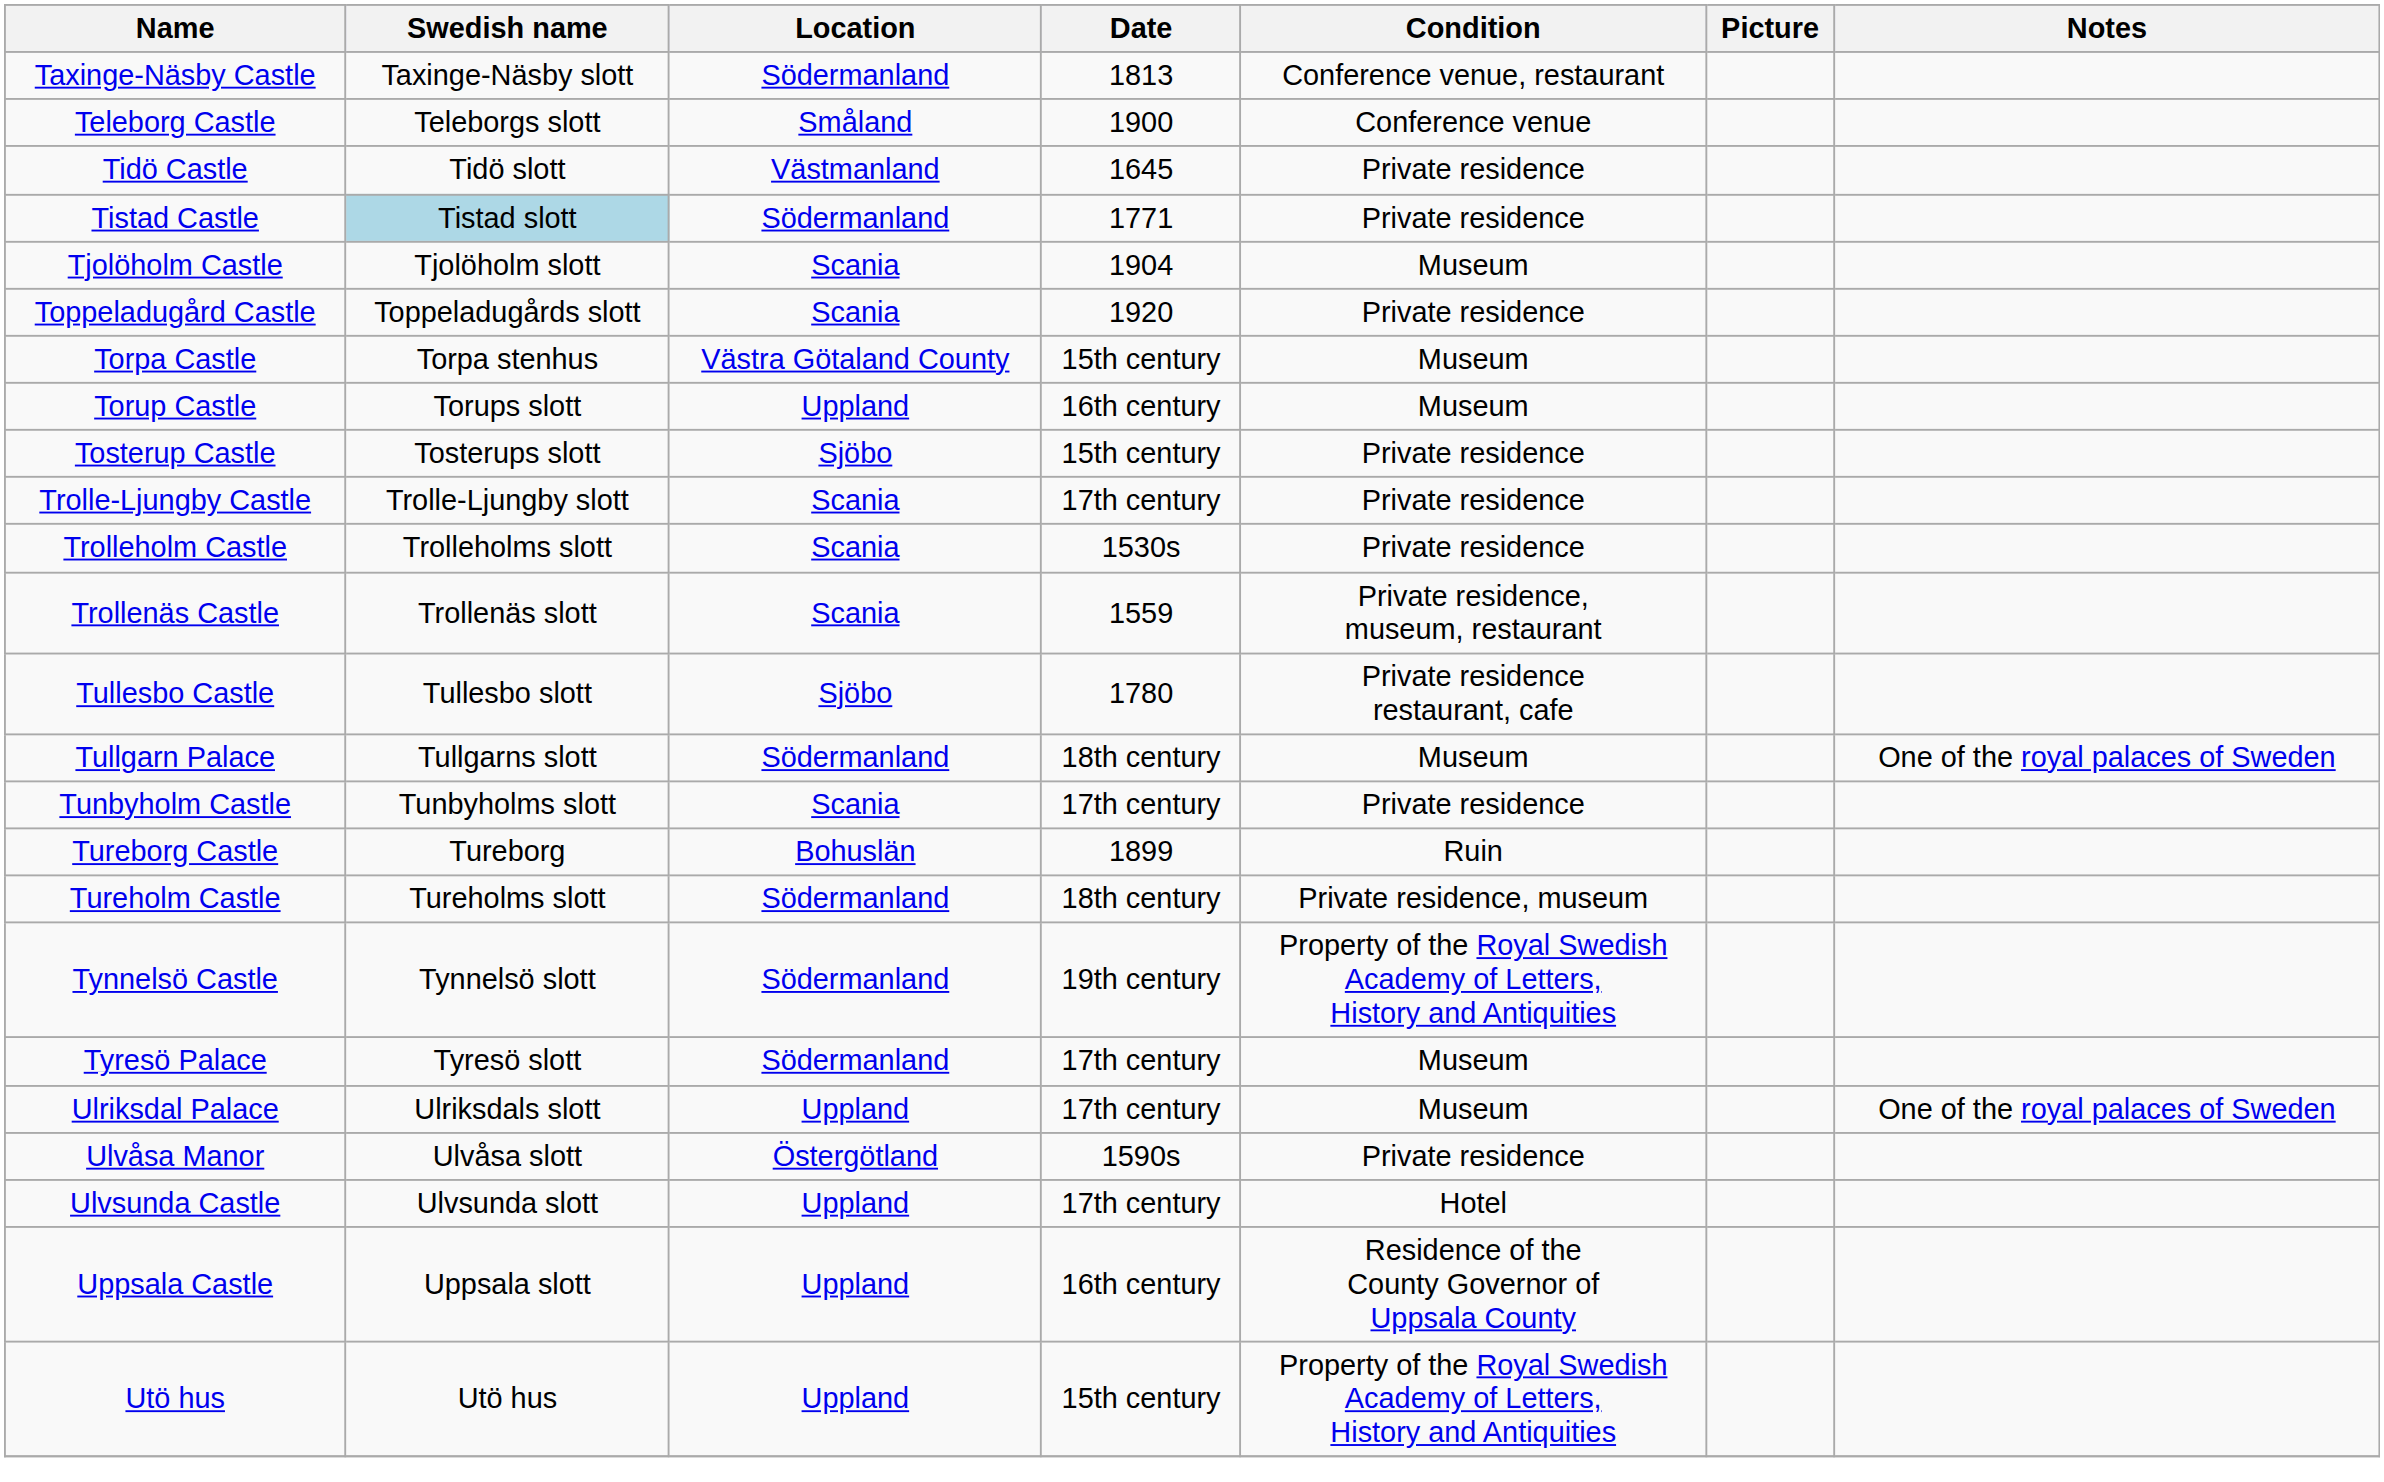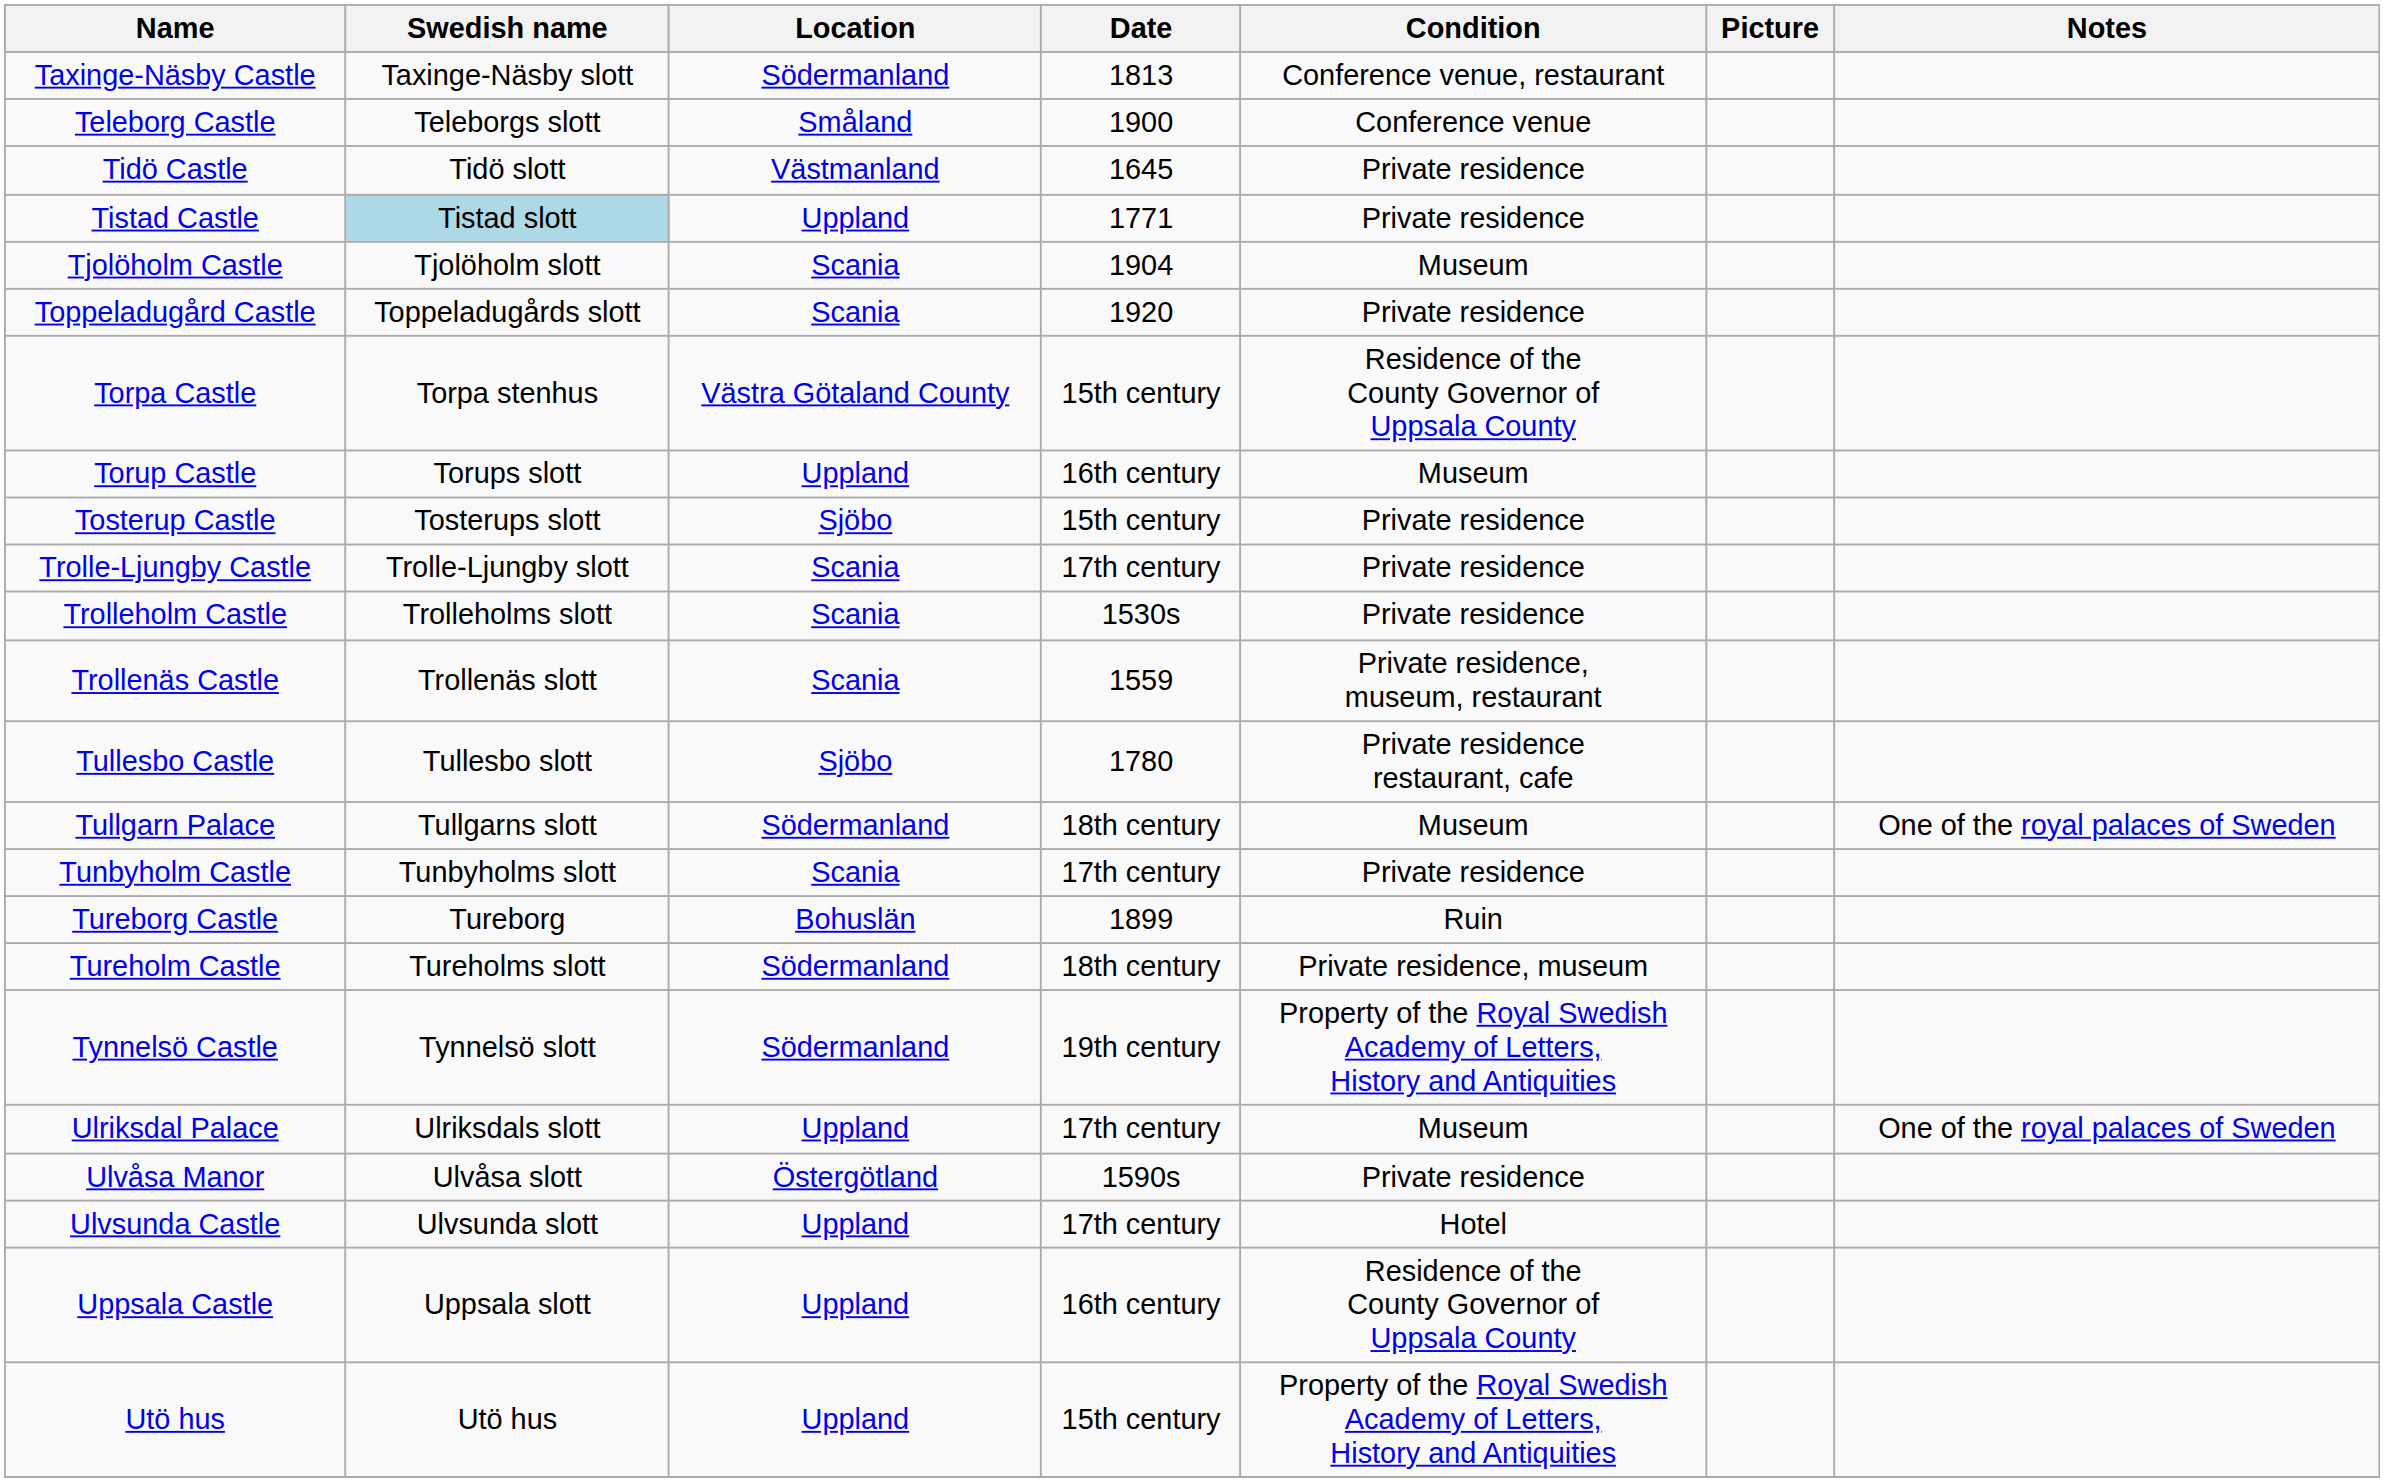(855, 217) Södermanland -> (855, 217) Uppland
(1473, 359) Museum -> (1473, 392) Residence of the County Governor of Uppsala County
- row: (175, 1061)
